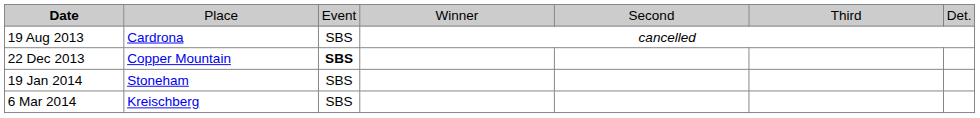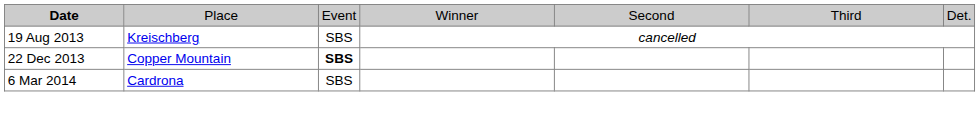(155, 37) Cardrona -> (163, 37) Kreischberg
- row: (45, 80)
(163, 102) Kreischberg -> (155, 80) Cardrona
